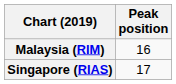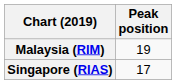(143, 49) 16 -> (143, 49) 19
